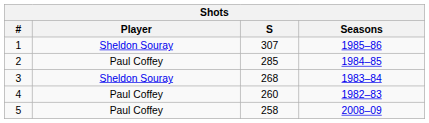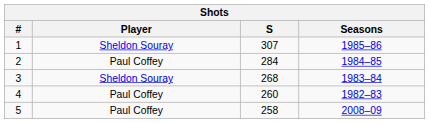(270, 62) 285 -> (270, 62) 284
